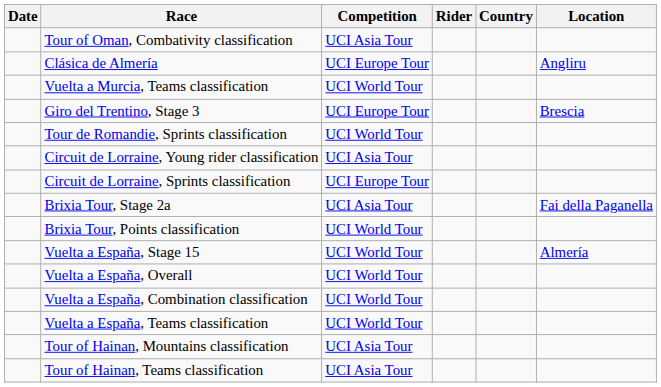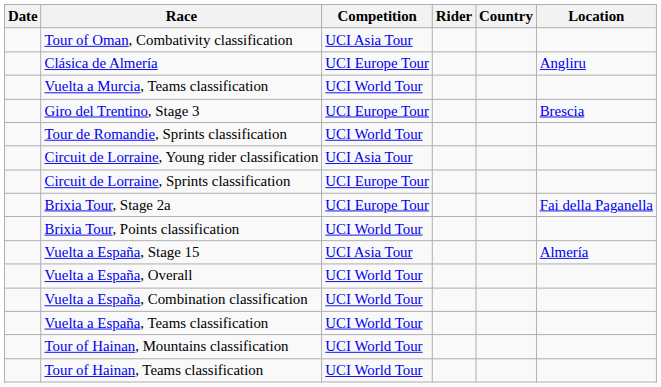(369, 205) UCI Asia Tour -> (377, 205) UCI Europe Tour
(374, 252) UCI World Tour -> (369, 252) UCI Asia Tour
(369, 346) UCI Asia Tour -> (374, 346) UCI World Tour
(369, 370) UCI Asia Tour -> (374, 370) UCI World Tour
